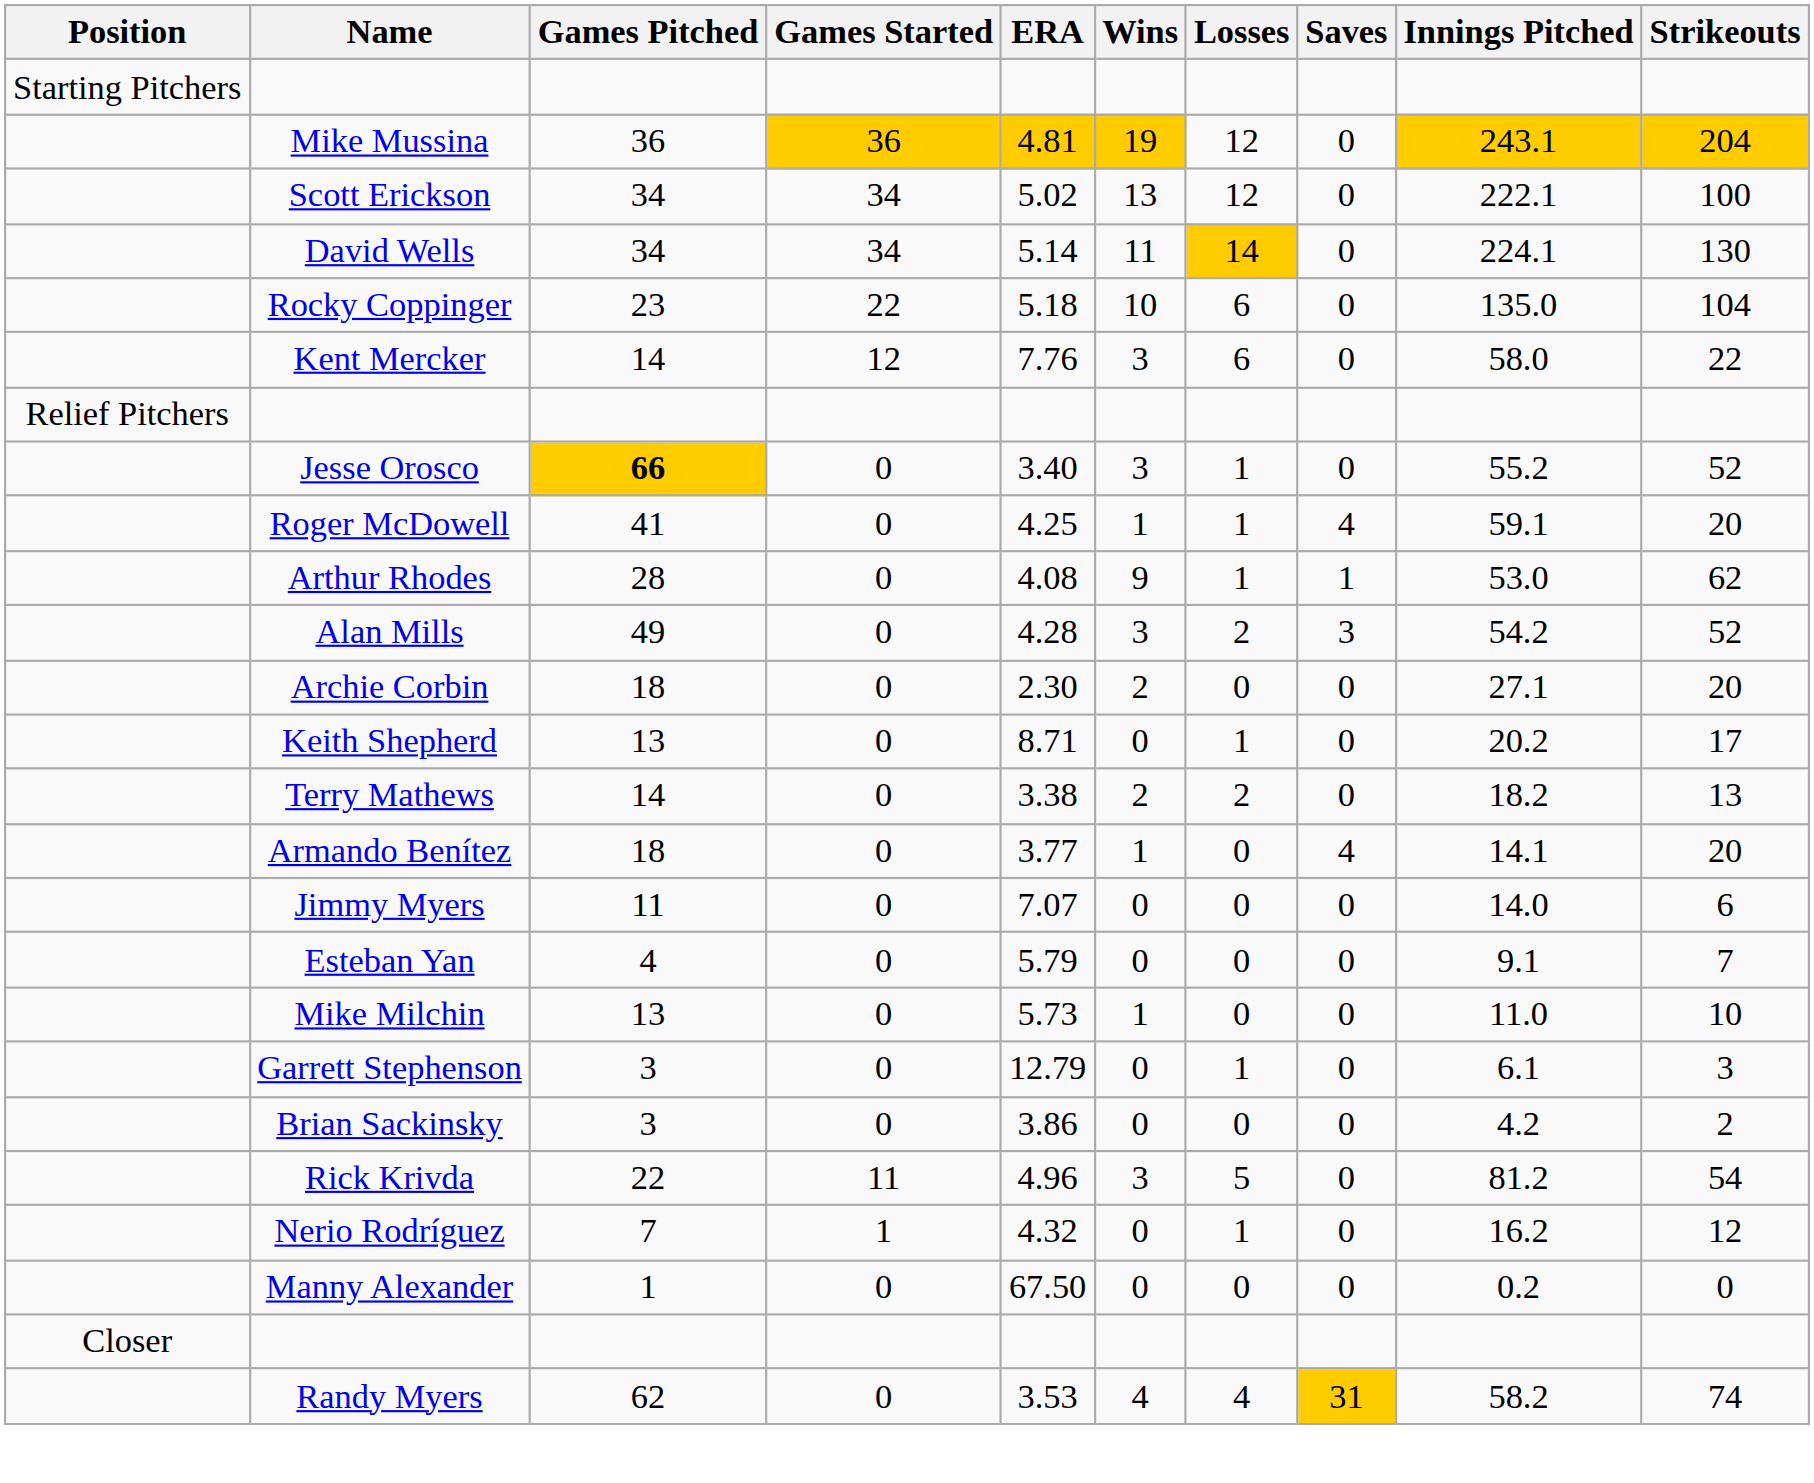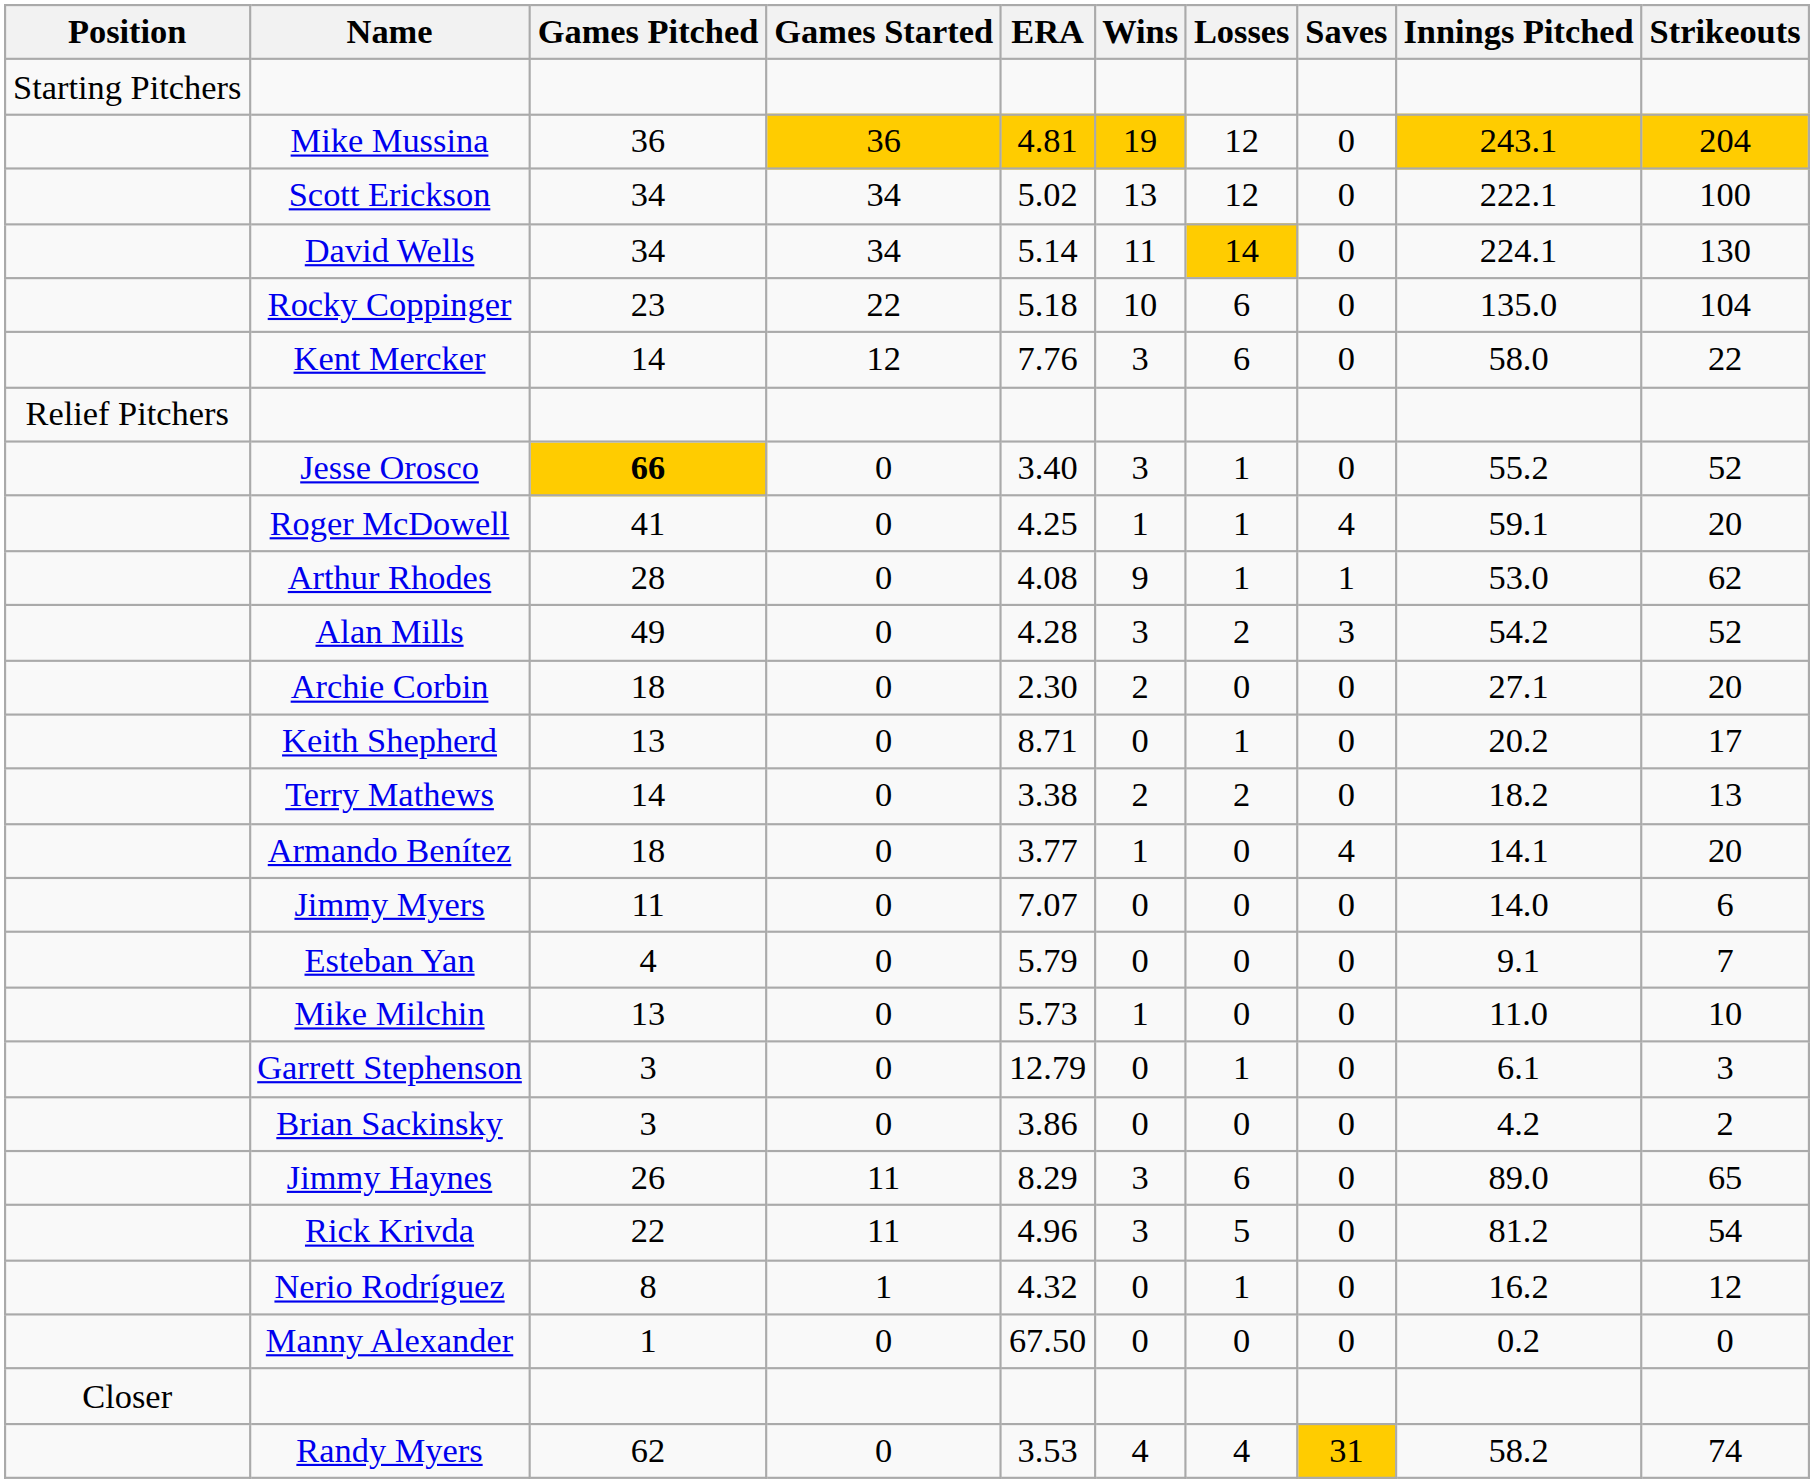+ row: (127, 1178)
(648, 1232) 7 -> (648, 1286) 8
